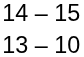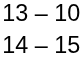rows swapped: (41, 45) <-> (41, 13)
